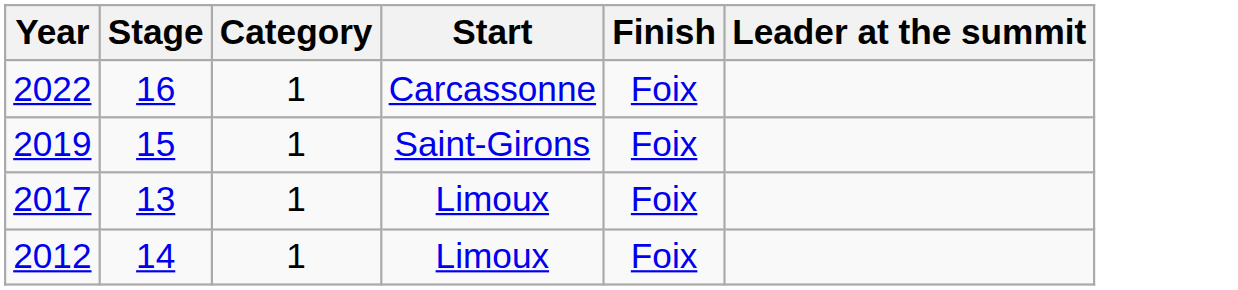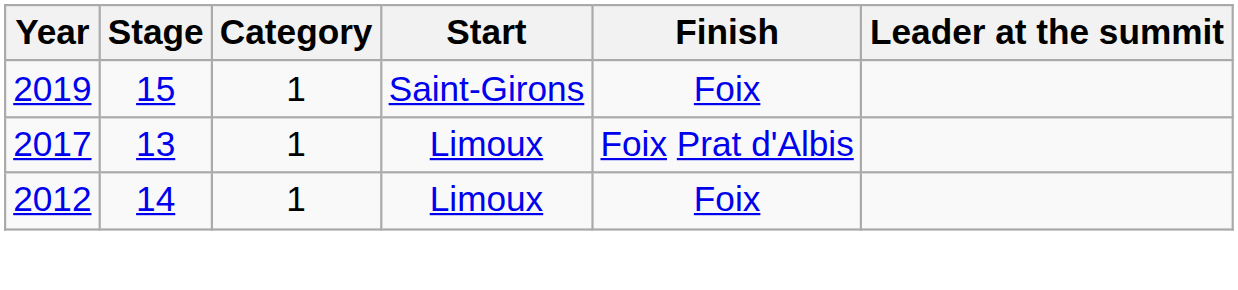- row: (52, 88)
(664, 199) Foix -> (727, 144) Foix Prat d'Albis
